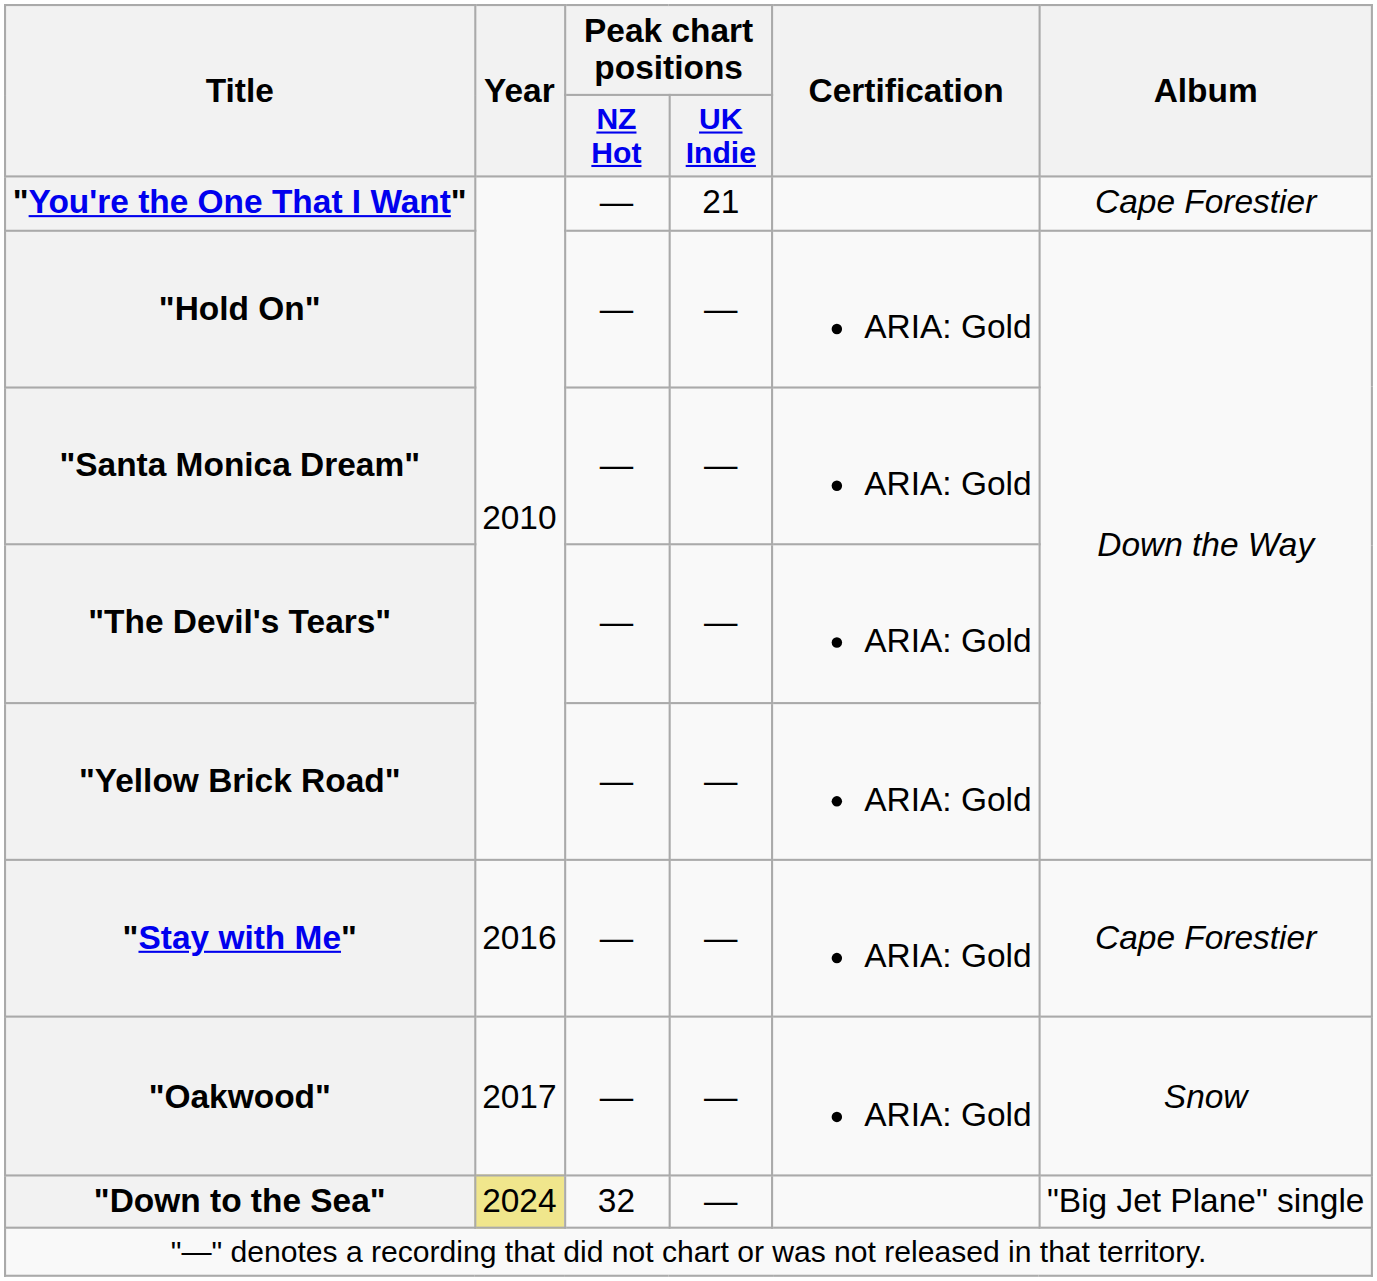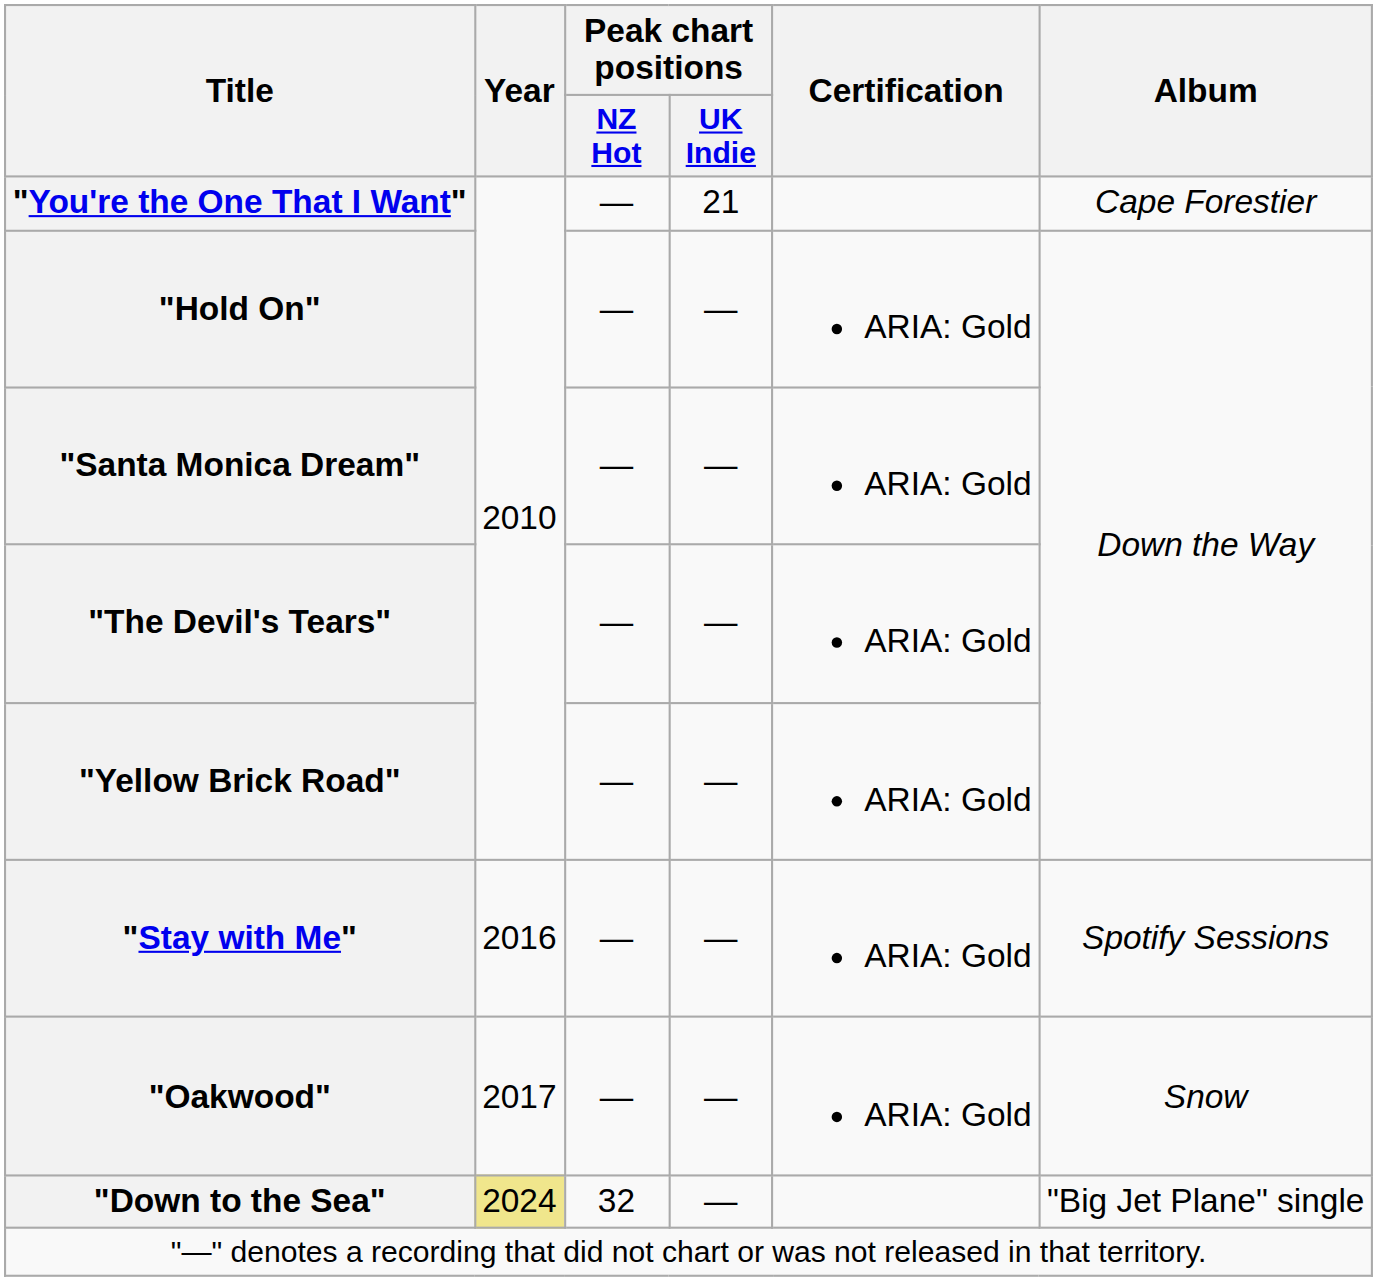(1206, 938) Cape Forestier -> (1206, 938) Spotify Sessions
